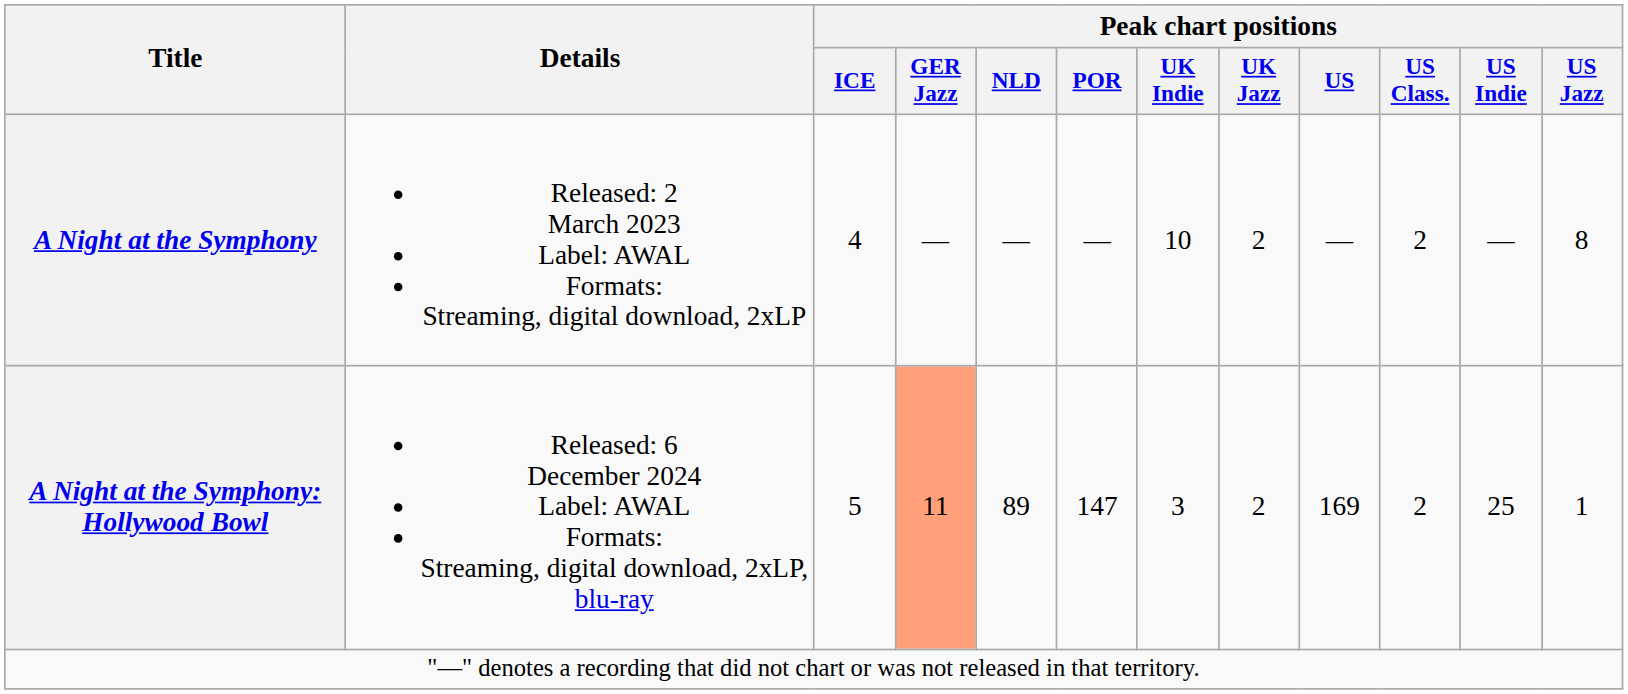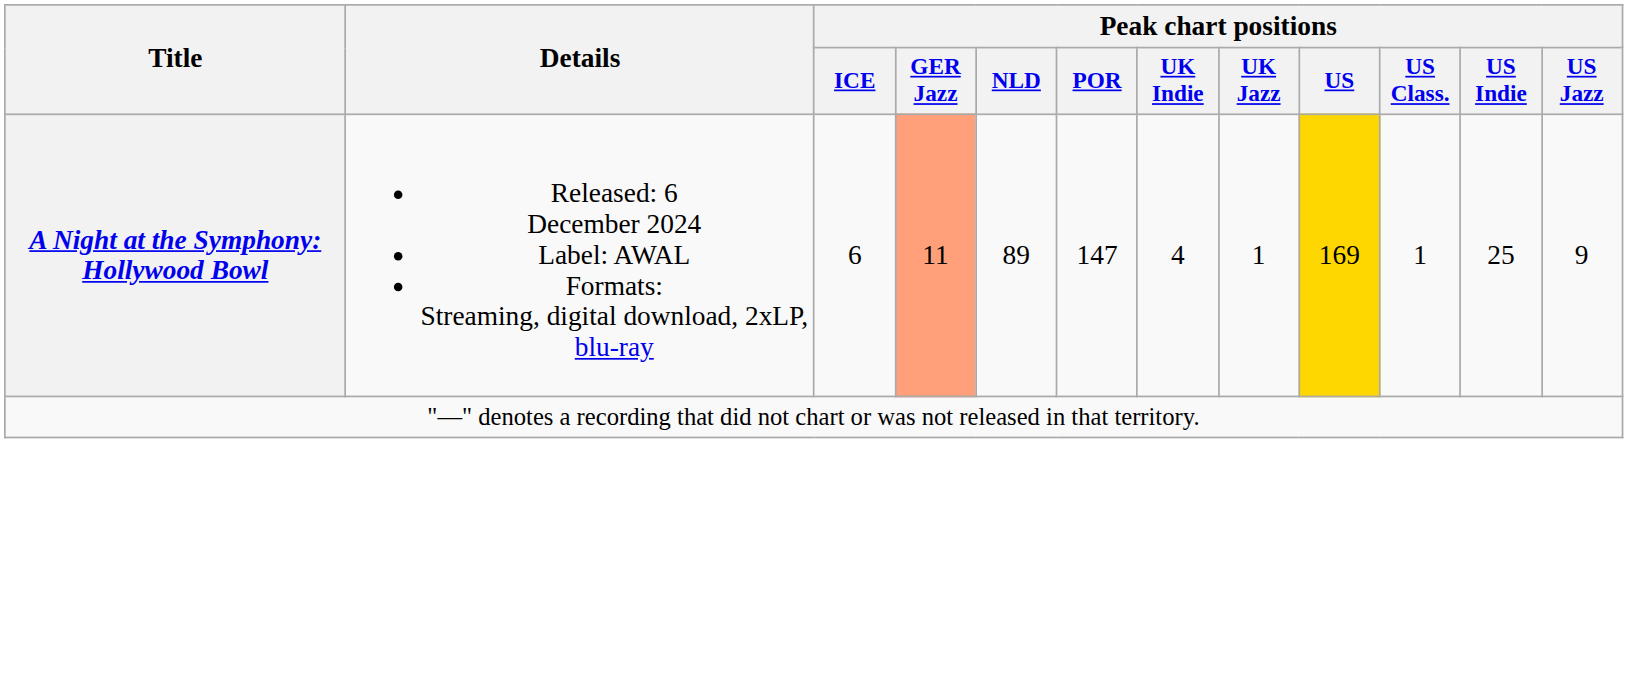- row: (175, 239)
(855, 507) 5 -> (855, 255) 6
(1178, 507) 3 -> (1178, 255) 4
(1259, 507) 2 -> (1259, 255) 1
(1339, 507) no background -> (1339, 255) gold background
(1420, 507) 2 -> (1420, 255) 1
(1582, 507) 1 -> (1582, 255) 9
